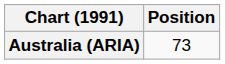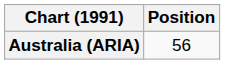(181, 45) 73 -> (181, 45) 56
